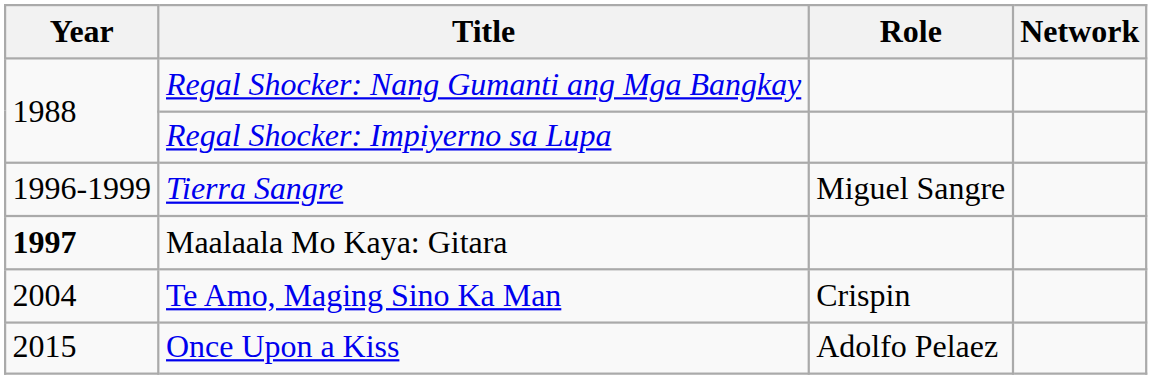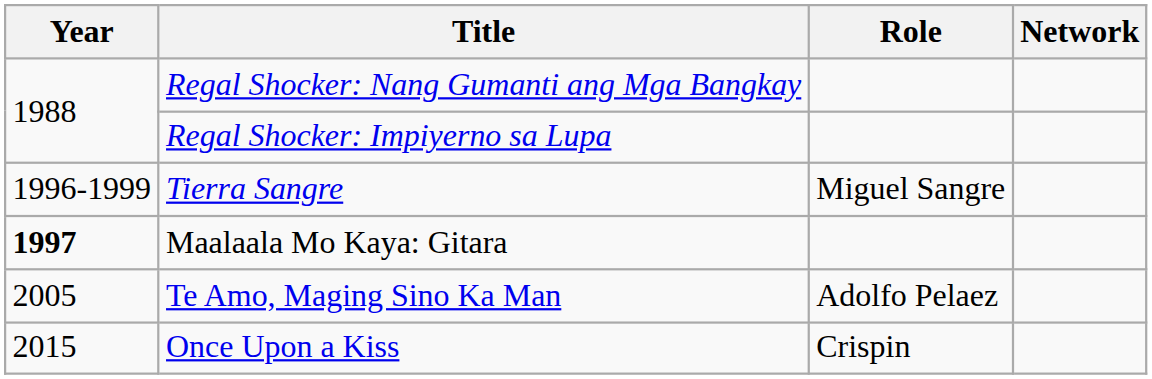(45, 294) 2004 -> (45, 294) 2005
(863, 294) Crispin -> (907, 294) Adolfo Pelaez
(907, 347) Adolfo Pelaez -> (863, 347) Crispin
